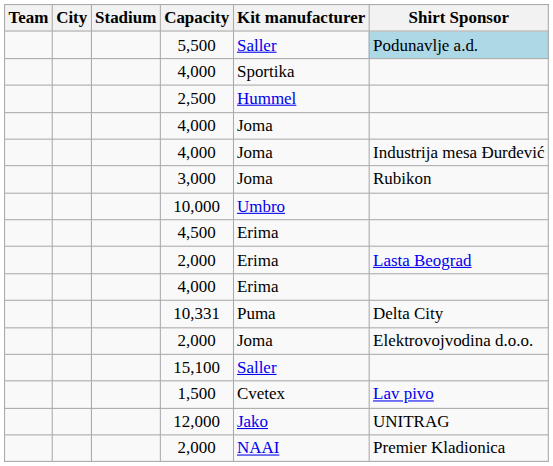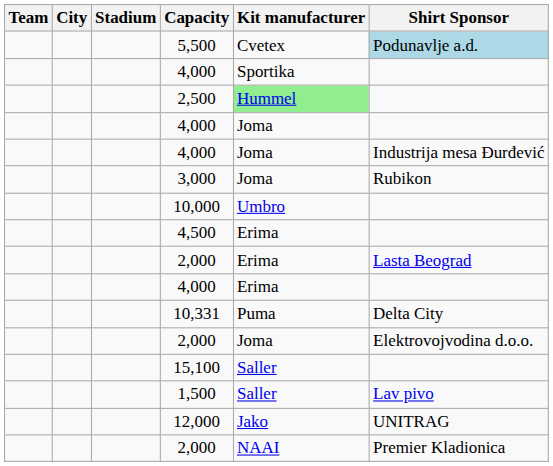(257, 44) Saller -> (261, 44) Cvetex
(267, 98) no background -> (267, 98) lightgreen background
(261, 394) Cvetex -> (257, 394) Saller
